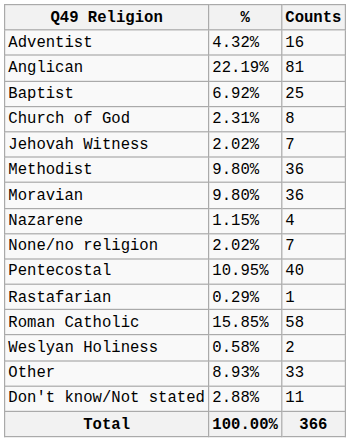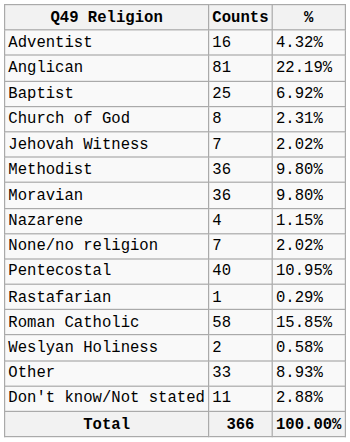columns swapped: (313, 17) <-> (245, 17)
